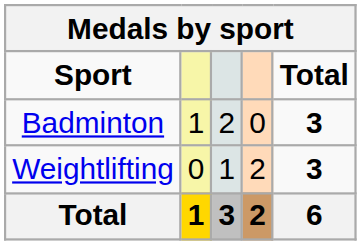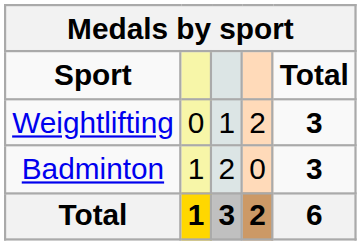rows swapped: (93, 122) <-> (93, 169)
